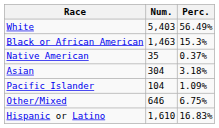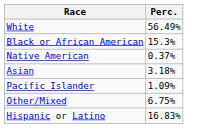- column: (162, 12)
